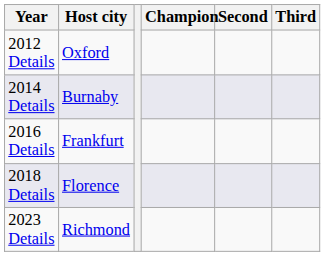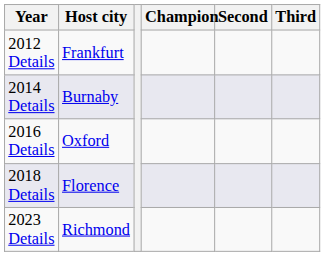(86, 52) Oxford -> (93, 52) Frankfurt
(93, 140) Frankfurt -> (86, 140) Oxford
